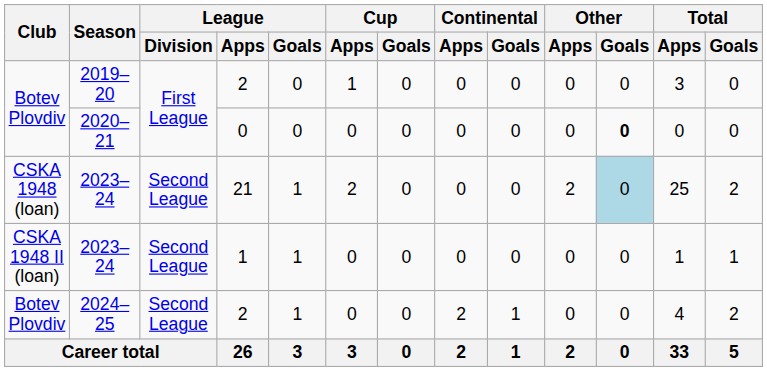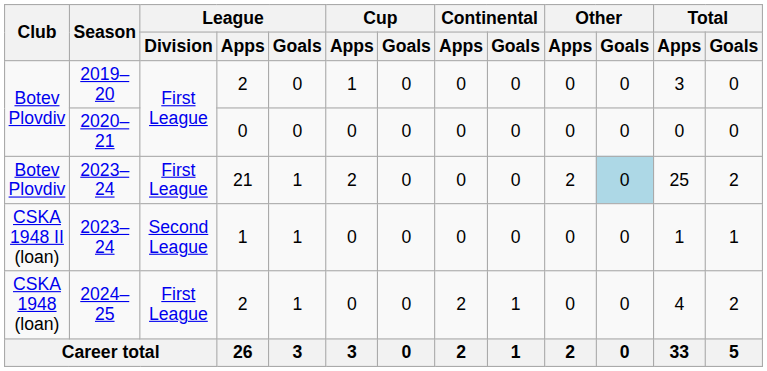(625, 131) bold -> (625, 131) normal
(37, 189) CSKA 1948 (loan) -> (37, 179) Botev Plovdiv
(178, 189) Second League -> (178, 179) First League
(37, 314) Botev Plovdiv -> (37, 304) CSKA 1948 (loan)
(178, 314) Second League -> (178, 304) First League
